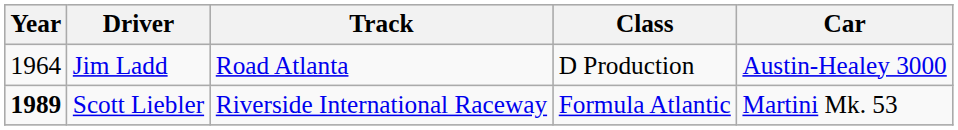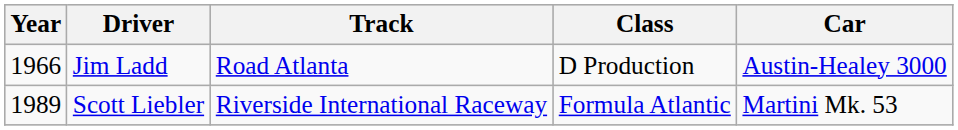(36, 64) 1964 -> (36, 64) 1966
(36, 104) bold -> (36, 104) normal
